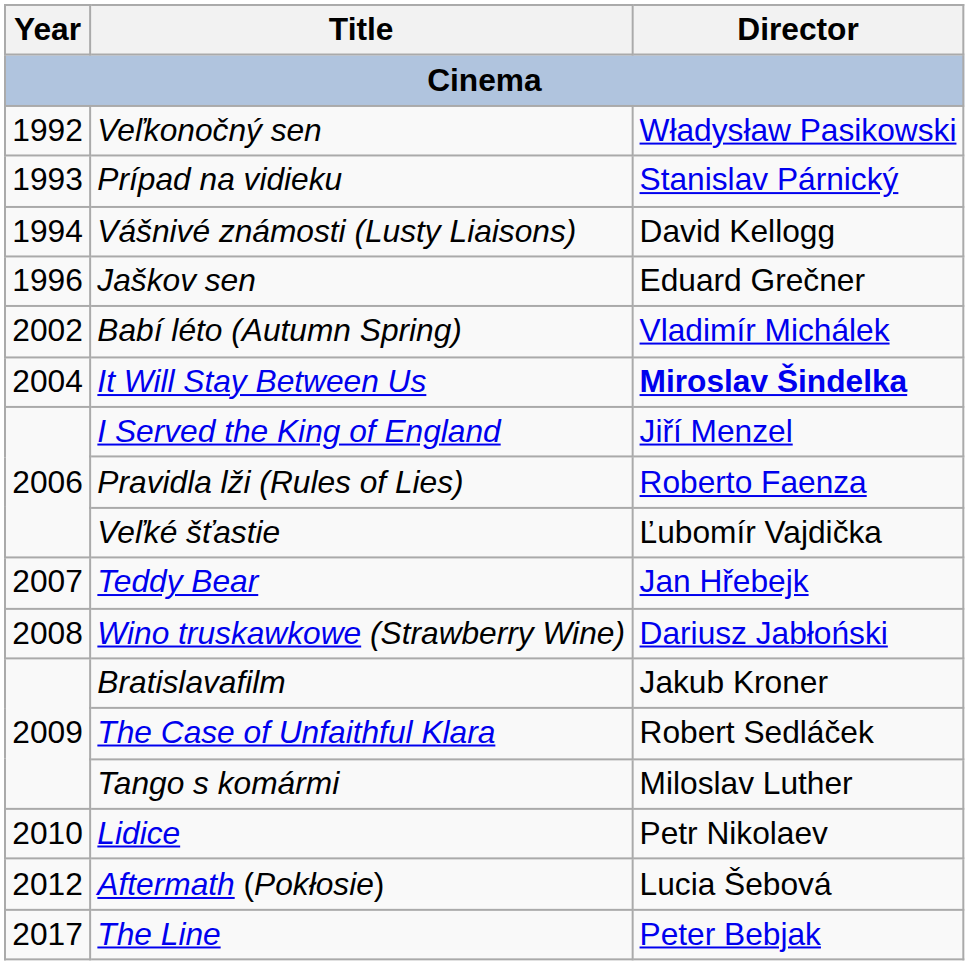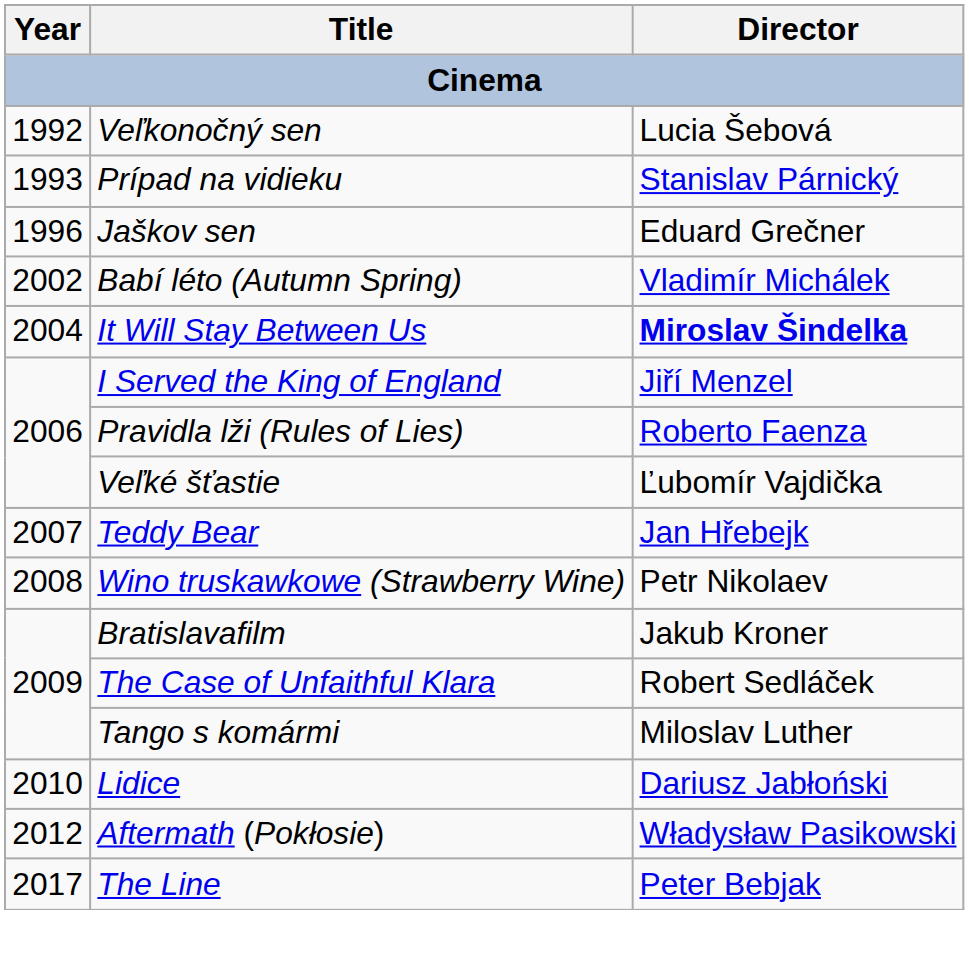(798, 130) Władysław Pasikowski -> (736, 130) Lucia Šebová
- row: (337, 230)
(764, 632) Dariusz Jabłoński -> (734, 582) Petr Nikolaev
(734, 833) Petr Nikolaev -> (764, 783) Dariusz Jabłoński
(736, 883) Lucia Šebová -> (798, 833) Władysław Pasikowski
